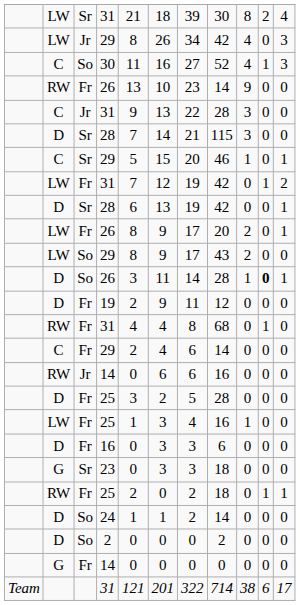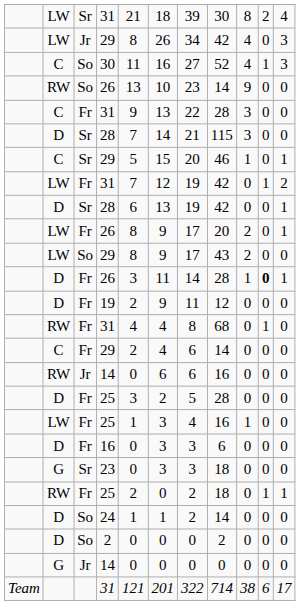(85, 87) Fr -> (85, 87) So
(85, 111) Jr -> (85, 111) Fr
(85, 278) So -> (85, 278) Fr
(85, 565) Fr -> (85, 565) Jr
